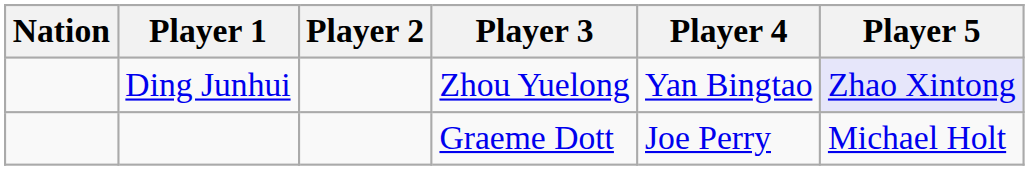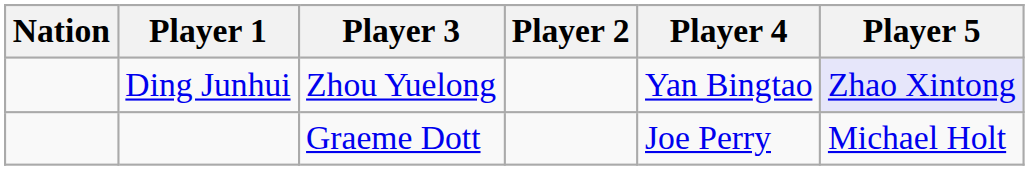columns swapped: (365, 31) <-> (534, 31)
